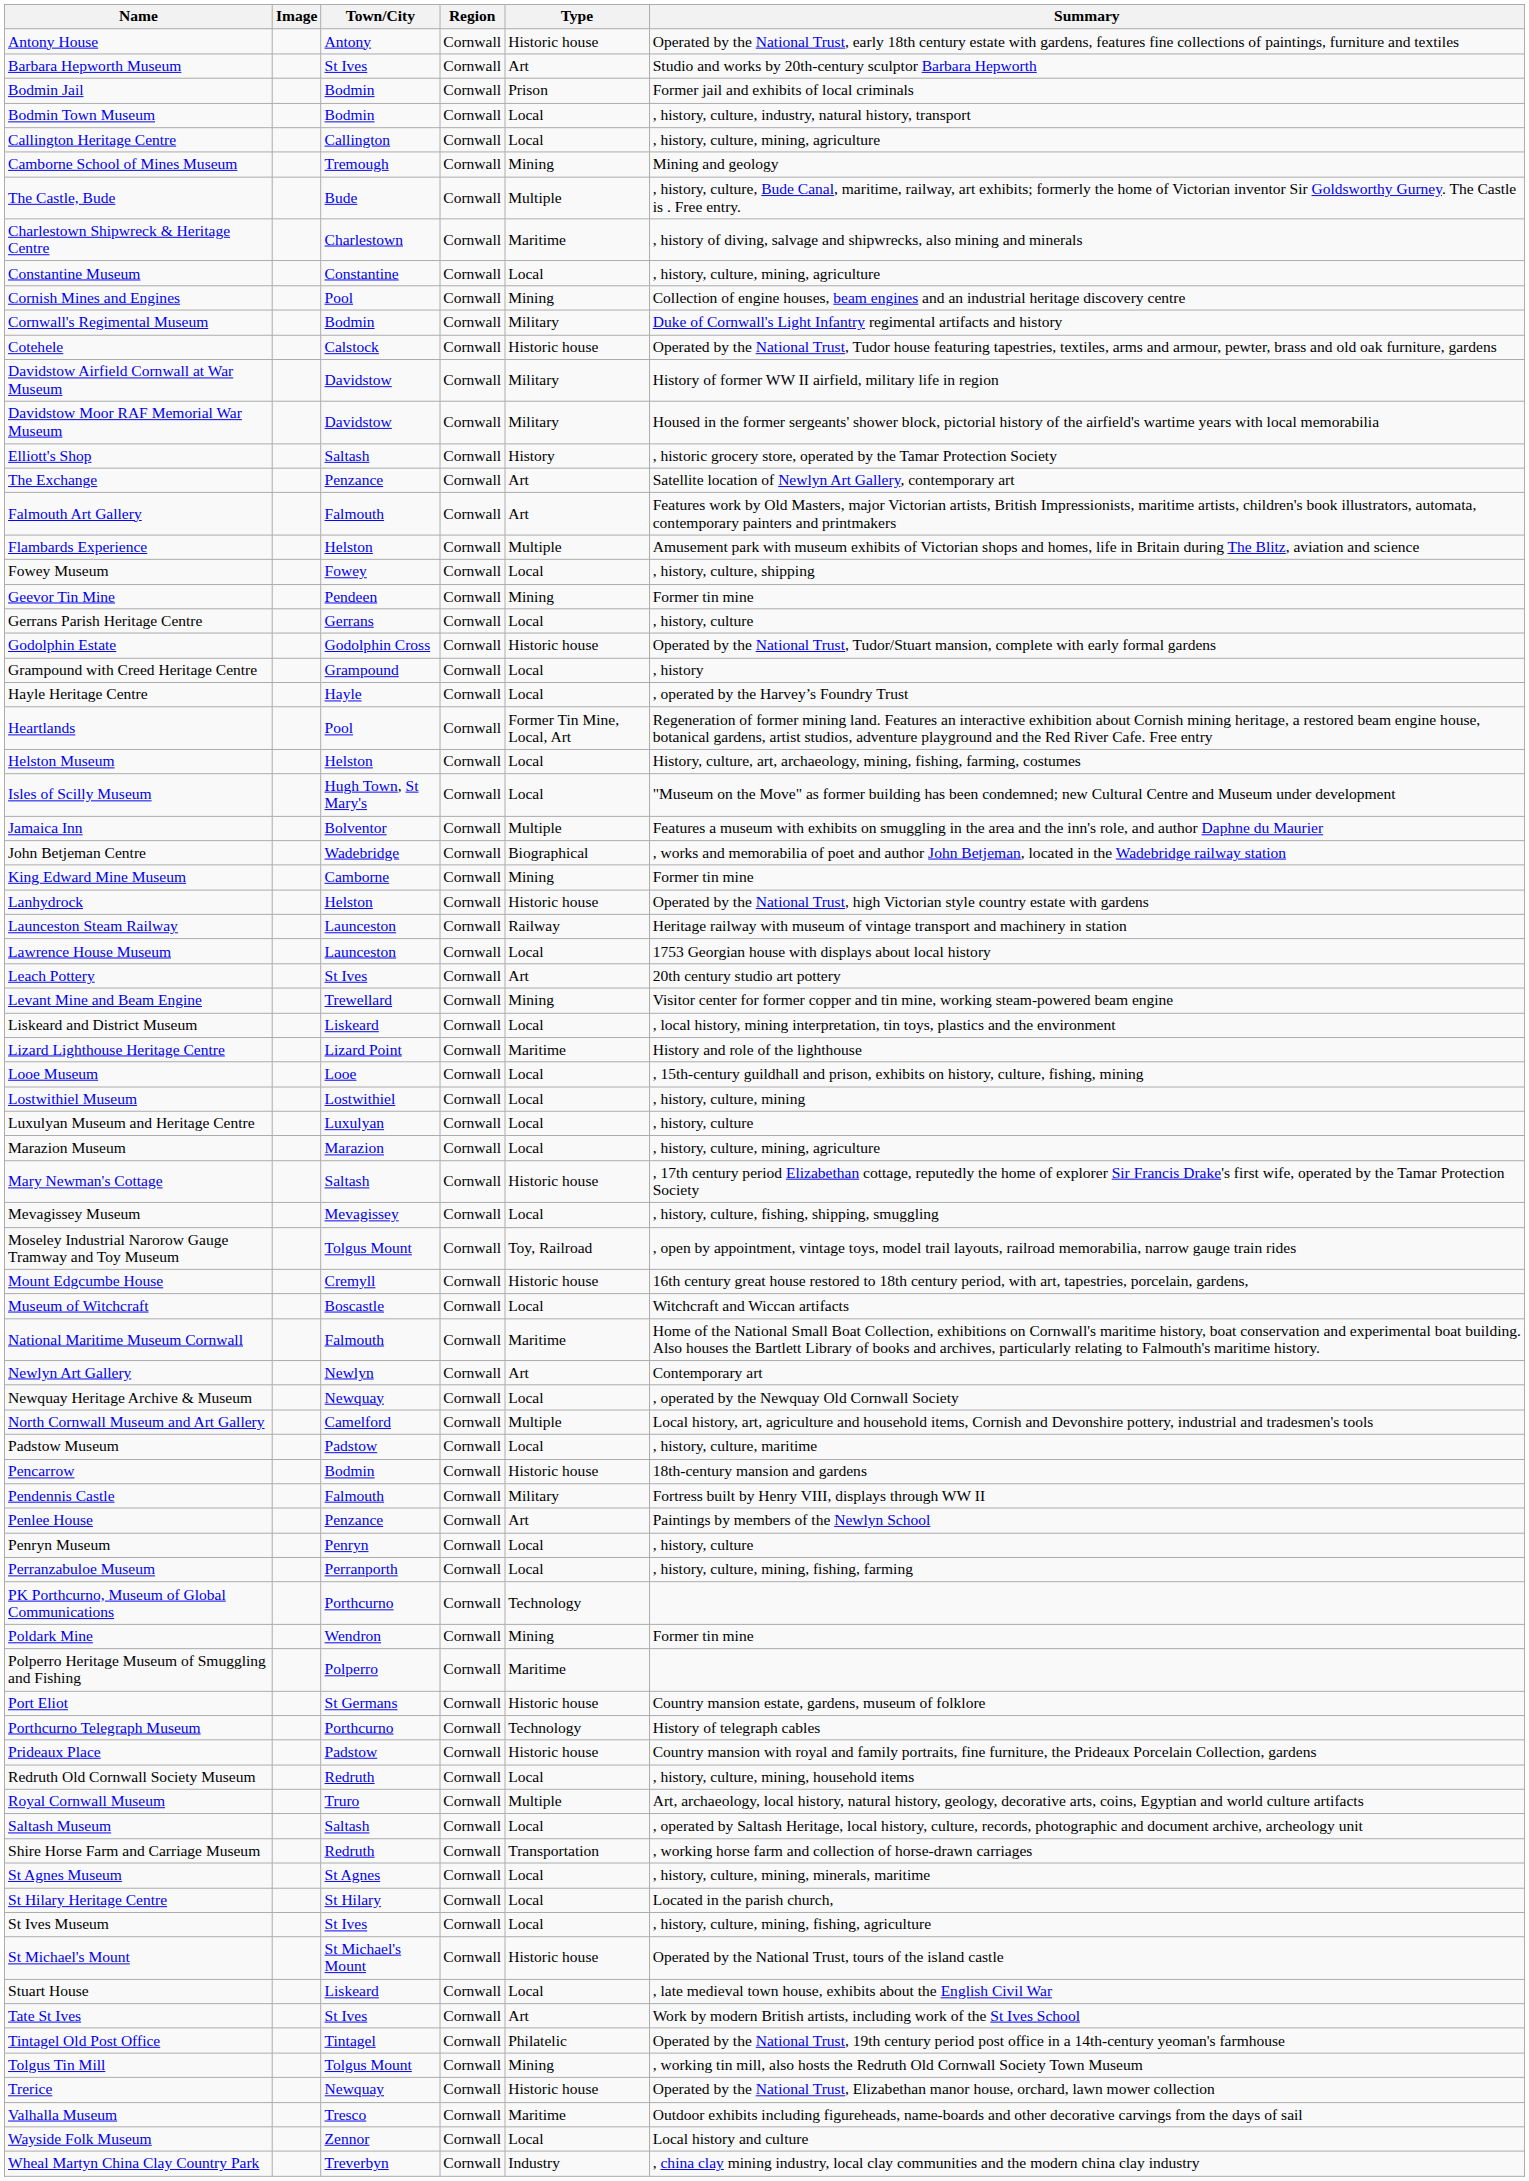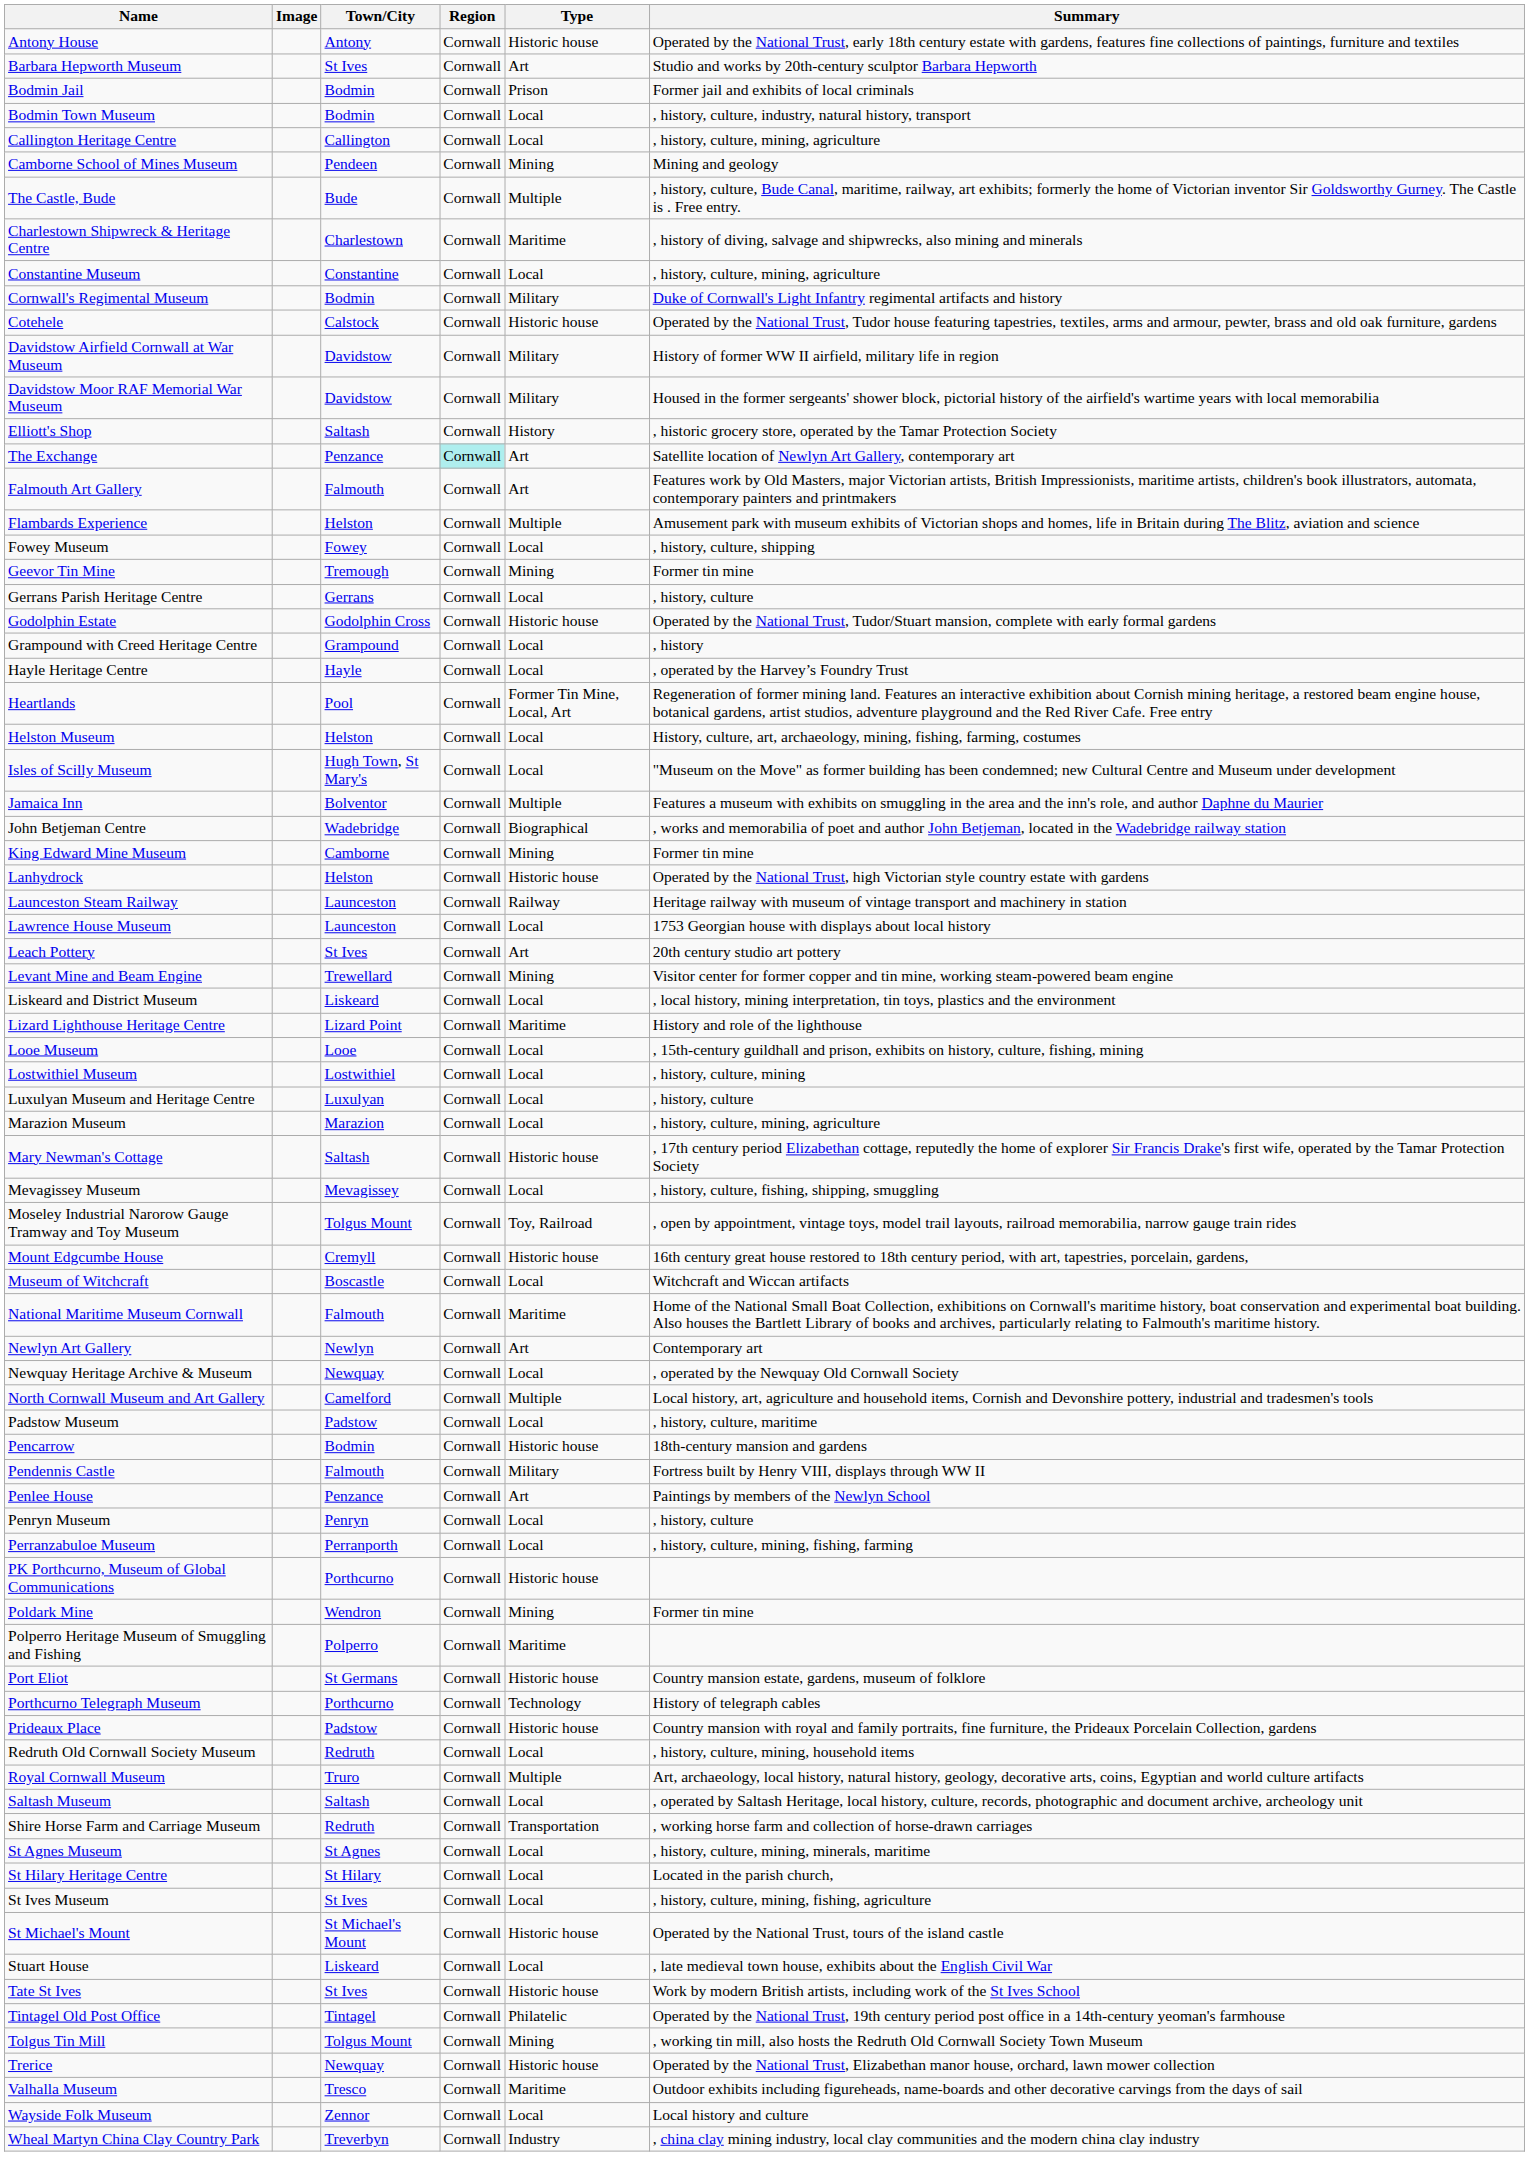(357, 164) Tremough -> (351, 164) Pendeen
- row: (94, 297)
(472, 480) no background -> (472, 455) paleturquoise background
(351, 596) Pendeen -> (357, 571) Tremough
(545, 1603) Technology -> (553, 1578) Historic house
(519, 2015) Art -> (553, 1991) Historic house
